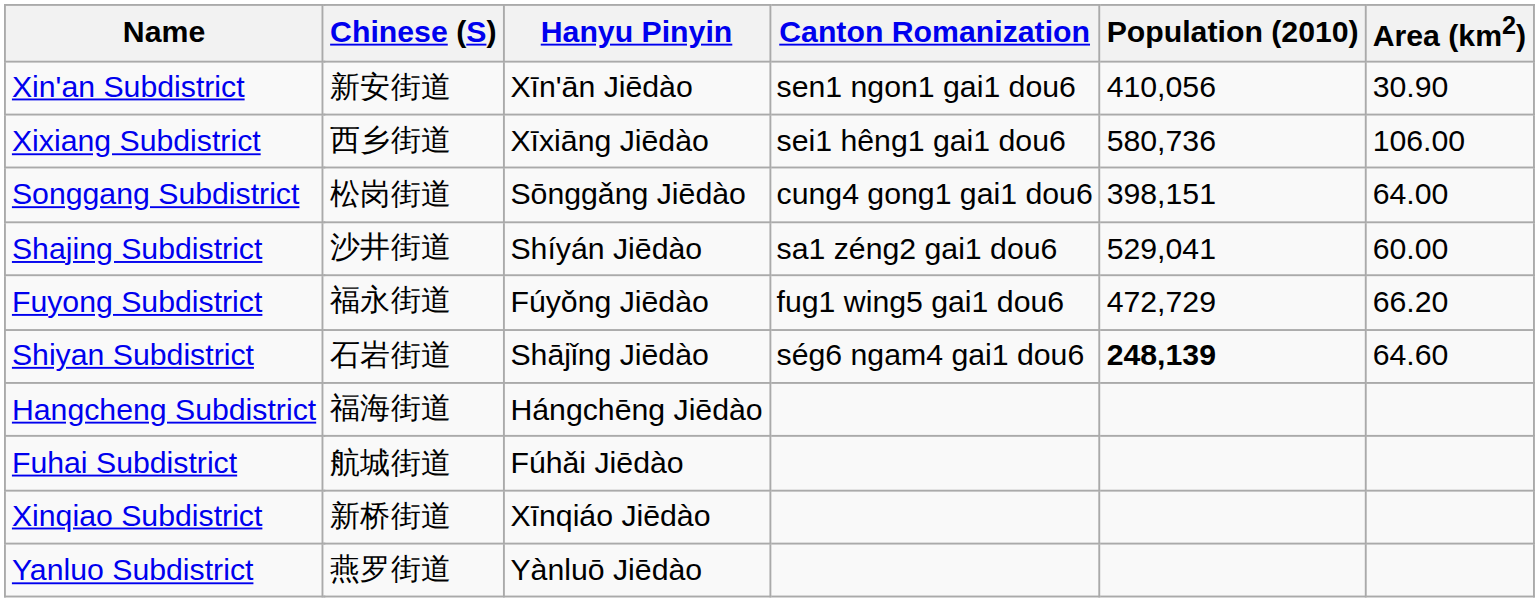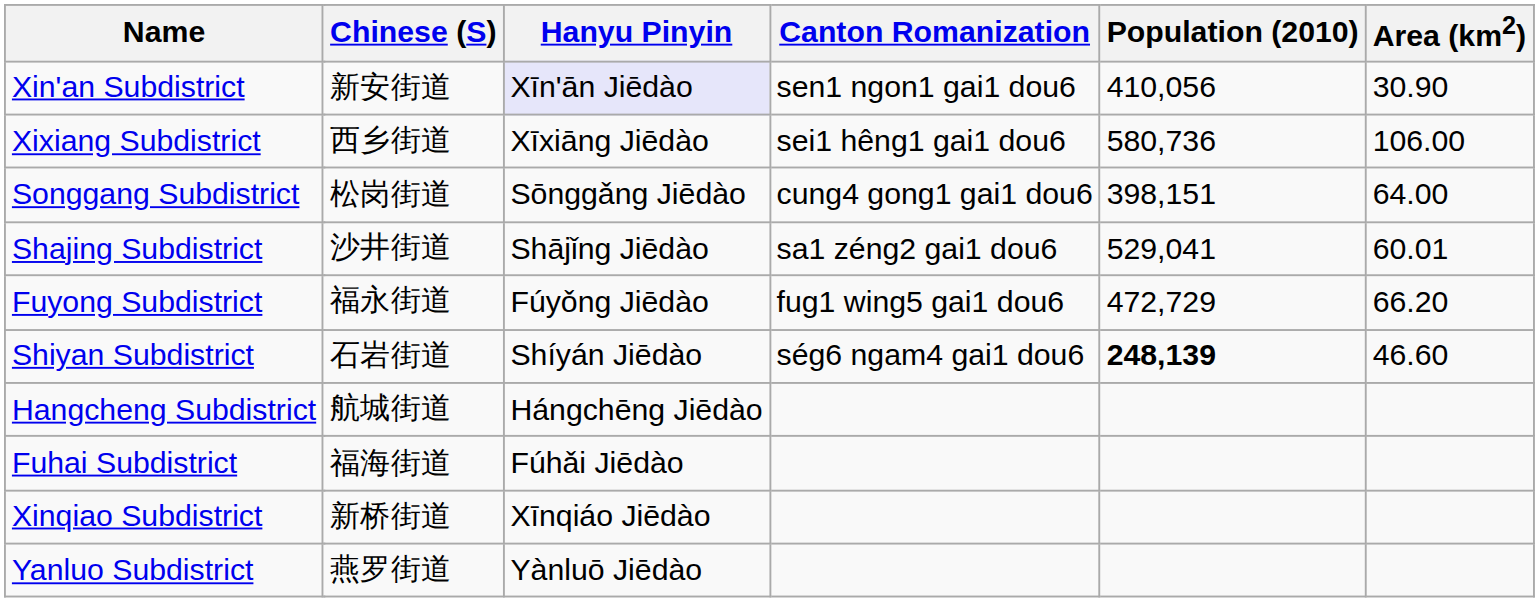(602, 87) no background -> (602, 87) lavender background
(606, 248) Shíyán Jiēdào -> (610, 248) Shājǐng Jiēdào
(1410, 248) 60.00 -> (1410, 248) 60.01
(610, 355) Shājǐng Jiēdào -> (606, 355) Shíyán Jiēdào
(1410, 355) 64.60 -> (1410, 355) 46.60
(391, 408) 福海街道 -> (391, 408) 航城街道
(391, 461) 航城街道 -> (391, 461) 福海街道
